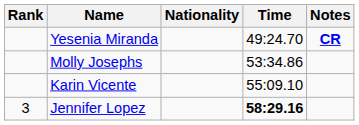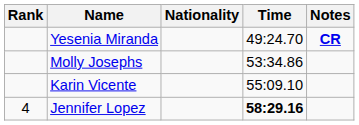(26, 108) 3 -> (26, 108) 4
